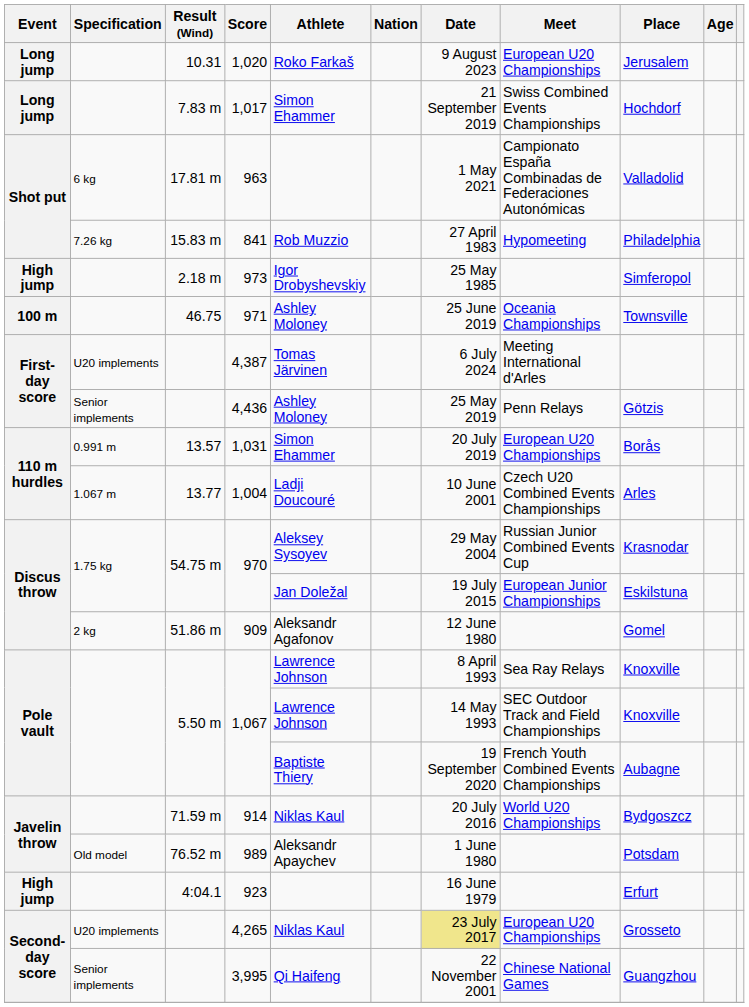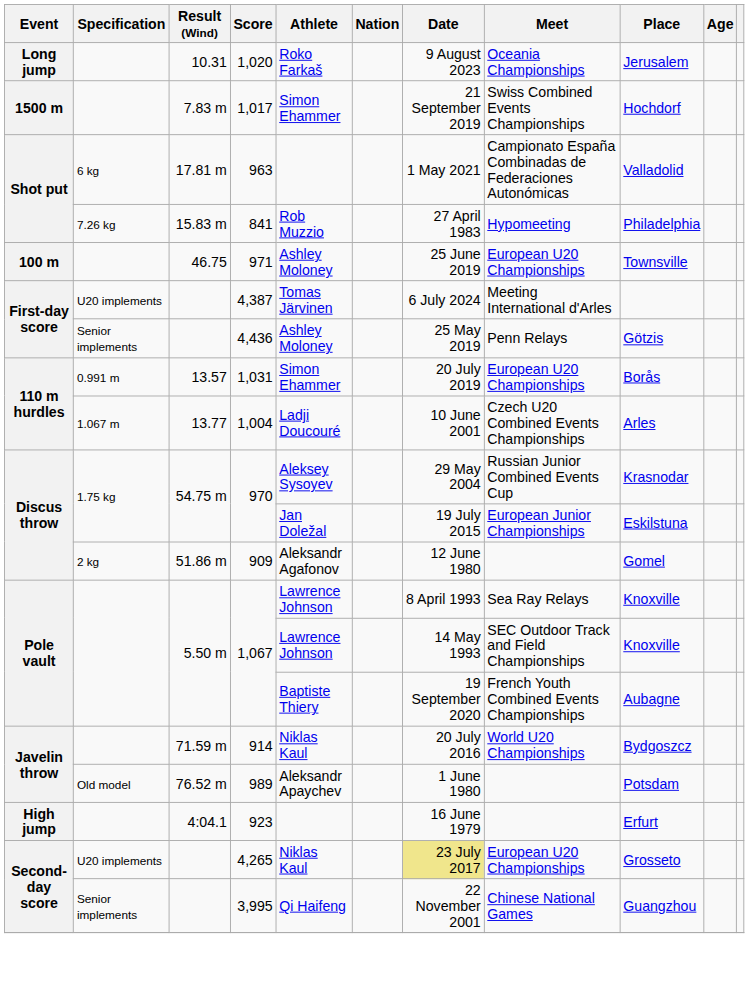(552, 62) European U20 Championships -> (536, 62) Oceania Championships
(37, 108) Long jump -> (39, 108) 1500 m
- row: (200, 278)
(552, 316) Oceania Championships -> (536, 262) European U20 Championships
